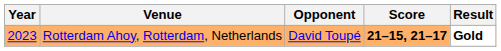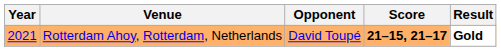(22, 36) 2023 -> (22, 36) 2021
